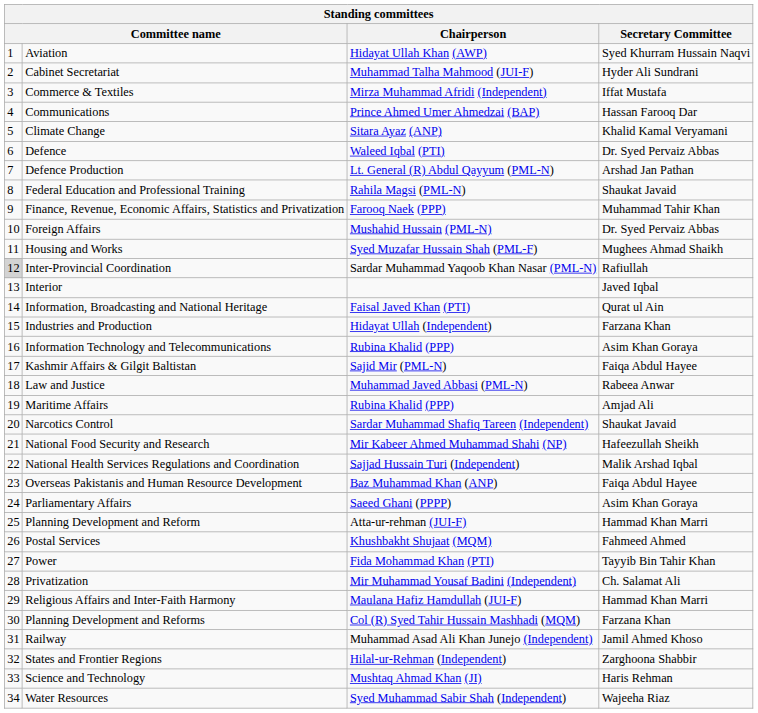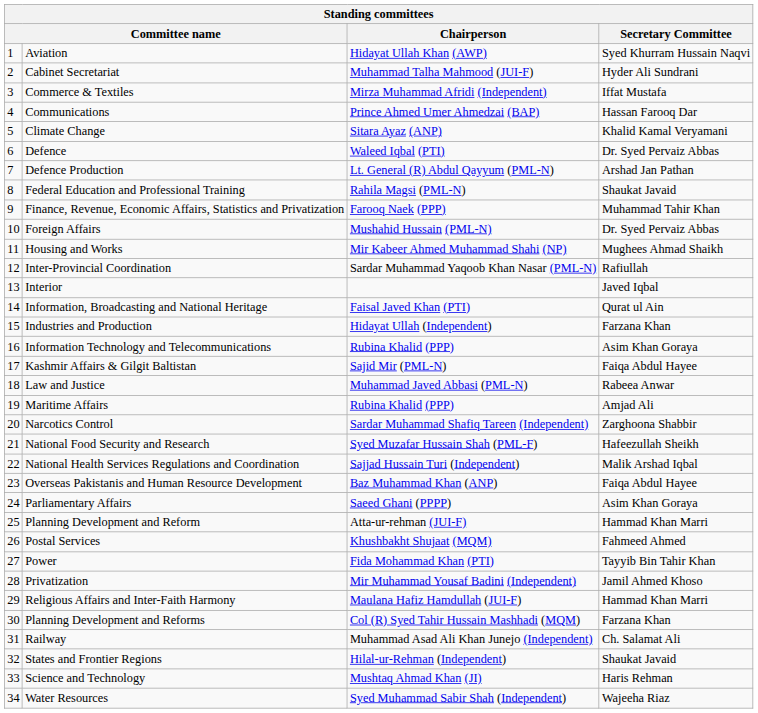(444, 248) Syed Muzafar Hussain Shah (PML-F) -> (458, 248) Mir Kabeer Ahmed Muhammad Shahi (NP)
(13, 268) lightgrey background -> (13, 268) no background
(639, 424) Shaukat Javaid -> (649, 424) Zarghoona Shabbir
(458, 444) Mir Kabeer Ahmed Muhammad Shahi (NP) -> (444, 444) Syed Muzafar Hussain Shah (PML-F)
(641, 580) Ch. Salamat Ali -> (652, 580) Jamil Ahmed Khoso
(652, 639) Jamil Ahmed Khoso -> (641, 639) Ch. Salamat Ali
(649, 659) Zarghoona Shabbir -> (639, 659) Shaukat Javaid
